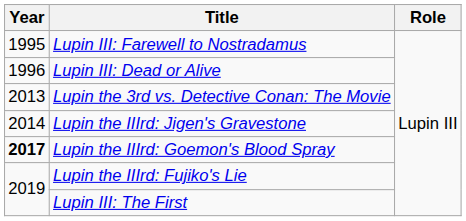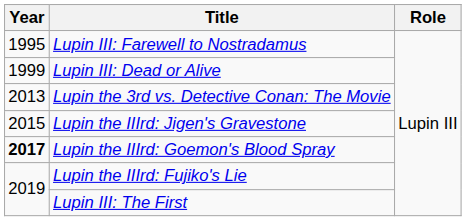(27, 70) 1996 -> (27, 70) 1999
(27, 123) 2014 -> (27, 123) 2015
